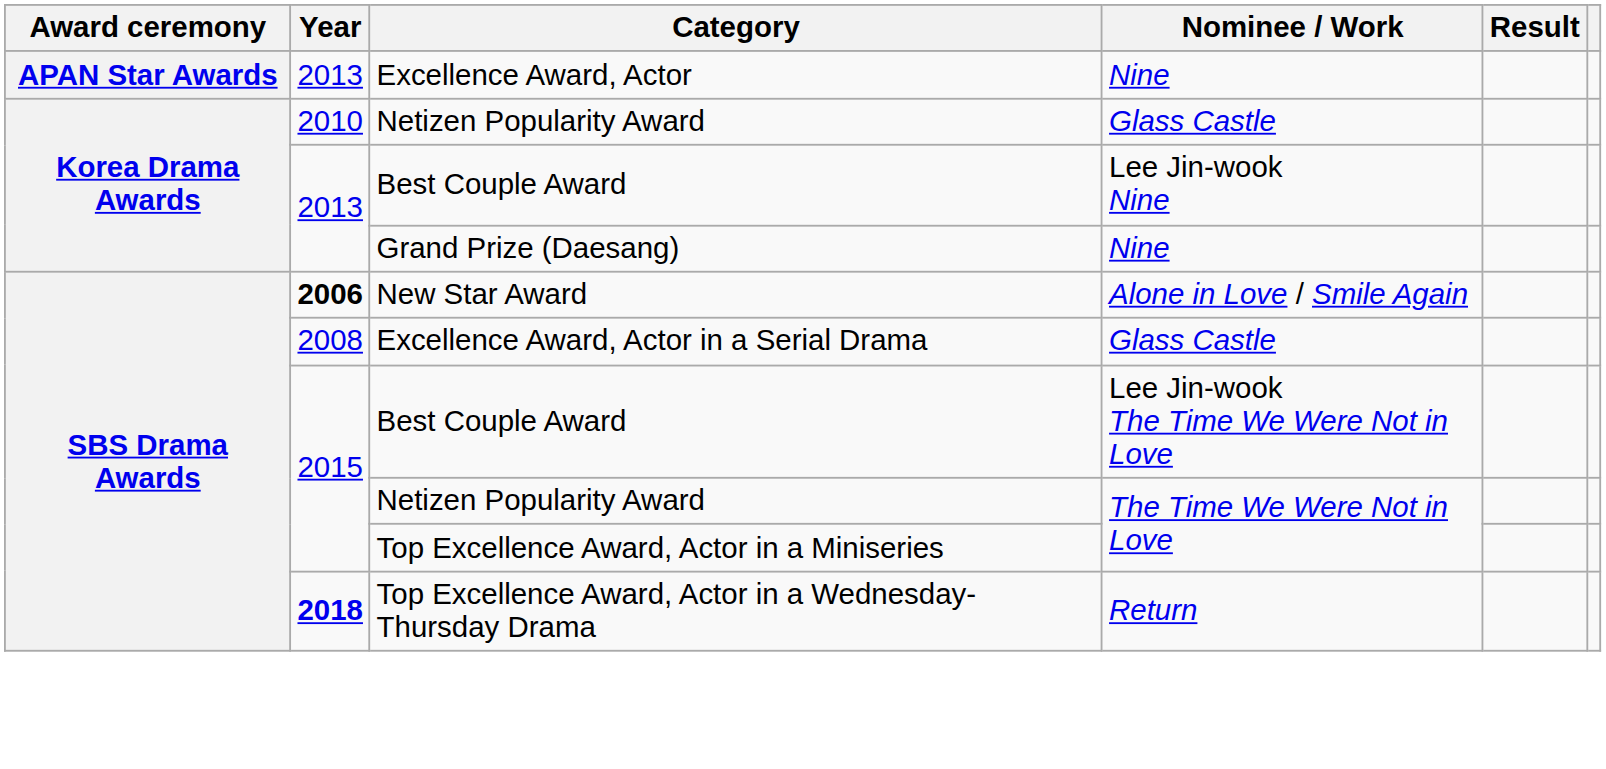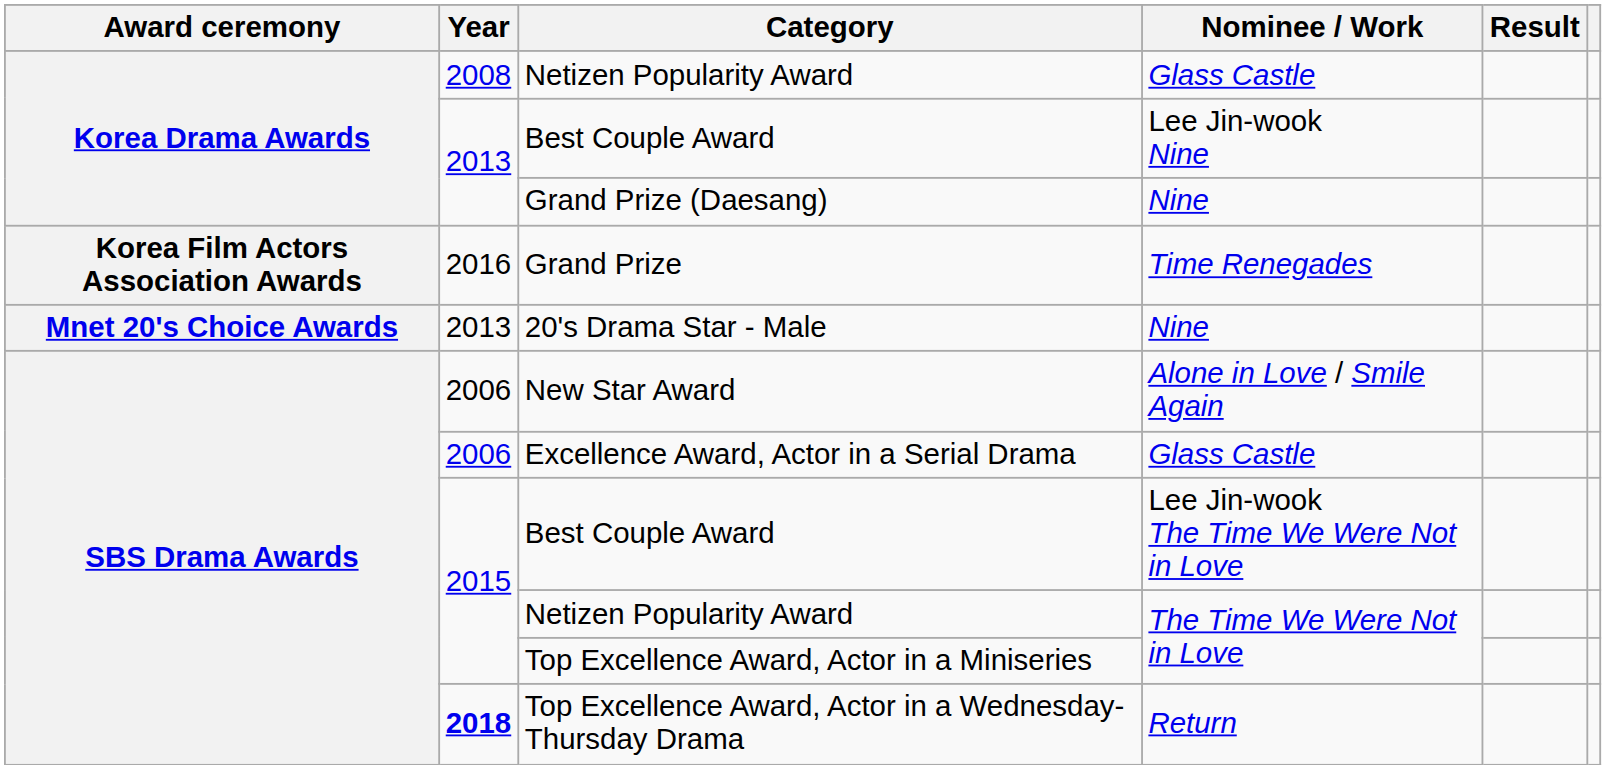- row: (534, 74)
(330, 121) 2010 -> (478, 74) 2008
+ row: (603, 264)
+ row: (676, 327)
(330, 294) bold -> (478, 390) normal
(330, 341) 2008 -> (478, 454) 2006
